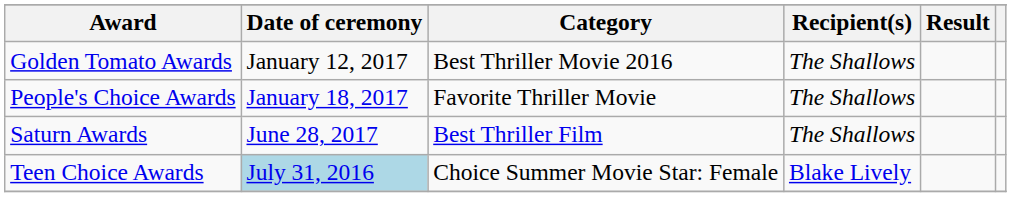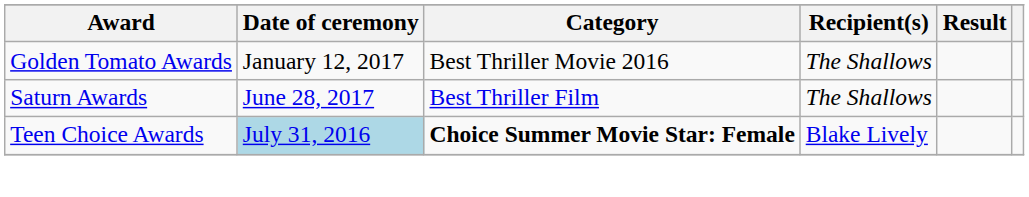- row: (123, 97)
(606, 172) normal -> (612, 135) bold
